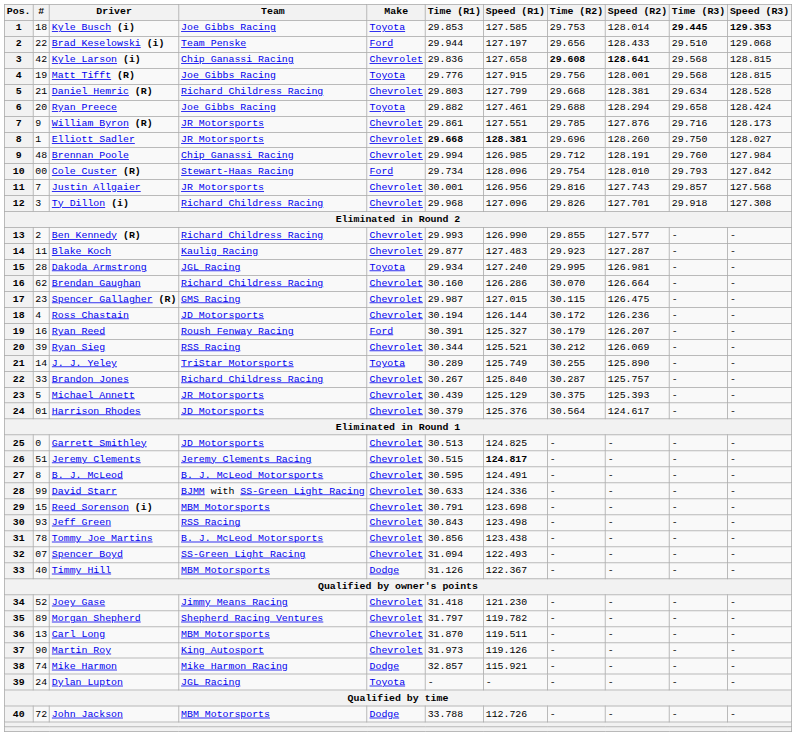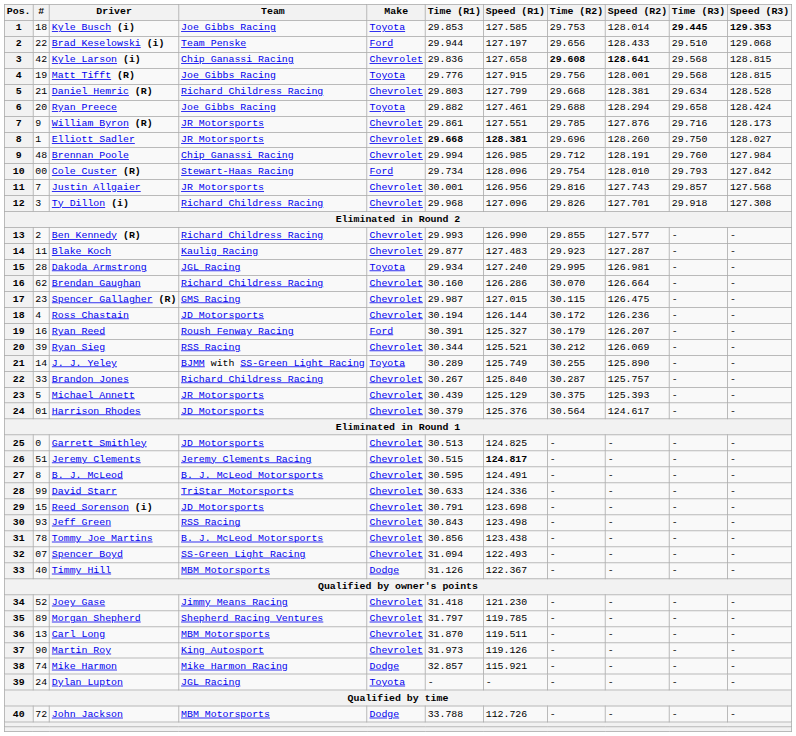(237, 364) TriStar Motorsports -> (273, 364) BJMM with SS-Green Light Racing
(273, 491) BJMM with SS-Green Light Racing -> (237, 491) TriStar Motorsports
(226, 507) MBM Motorsports -> (223, 507) JD Motorsports
(506, 619) 119.782 -> (506, 619) 119.785
